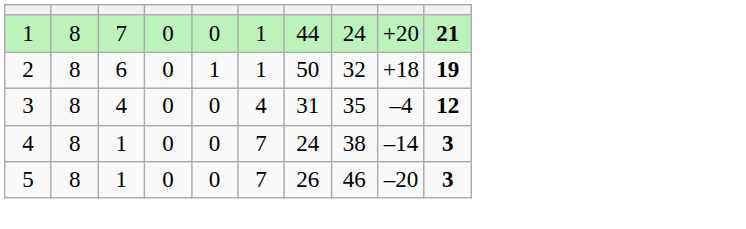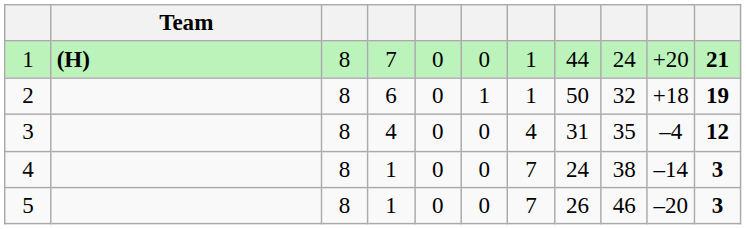+ column: (186, 22)
